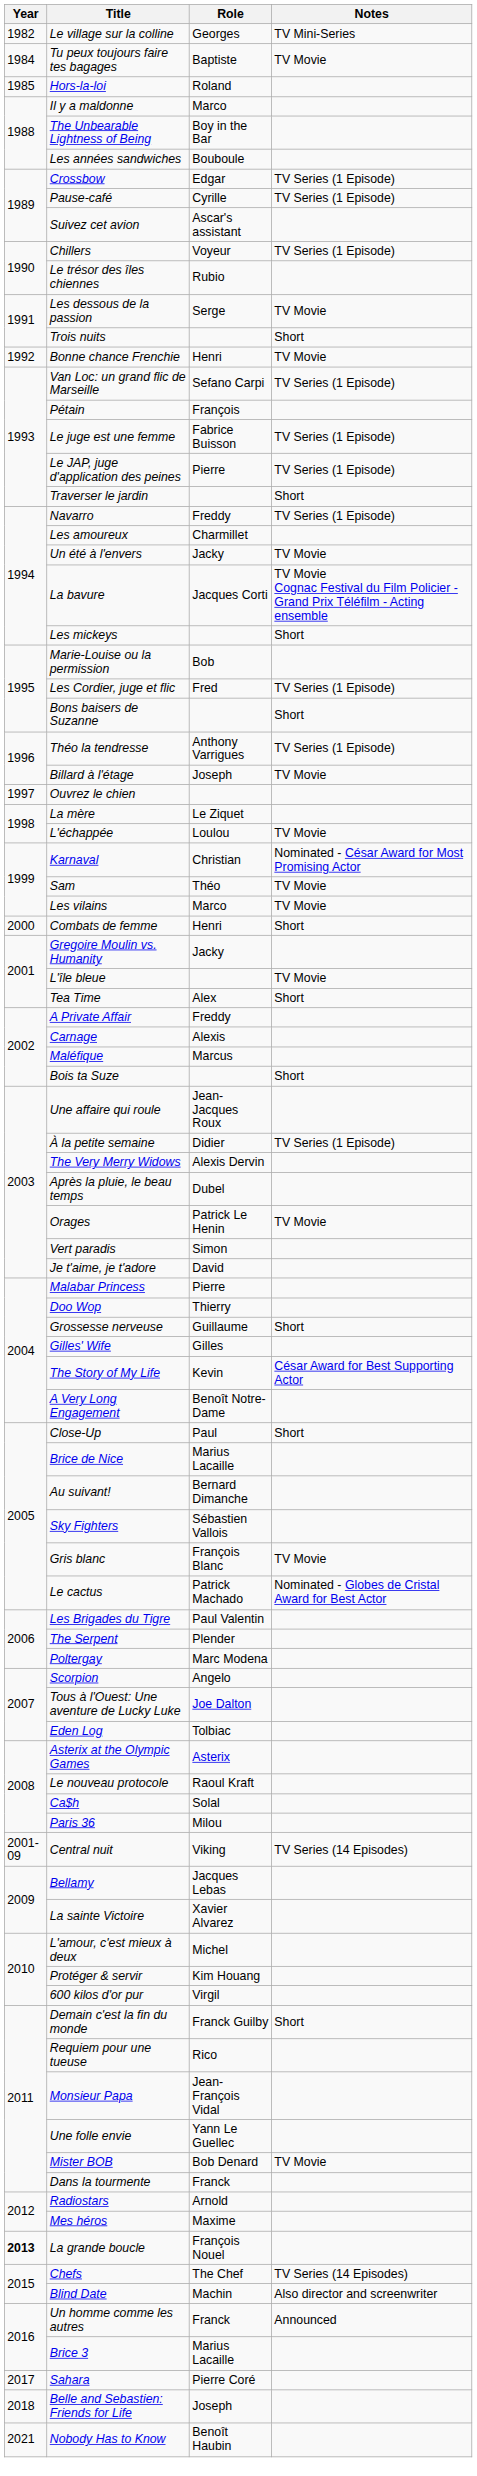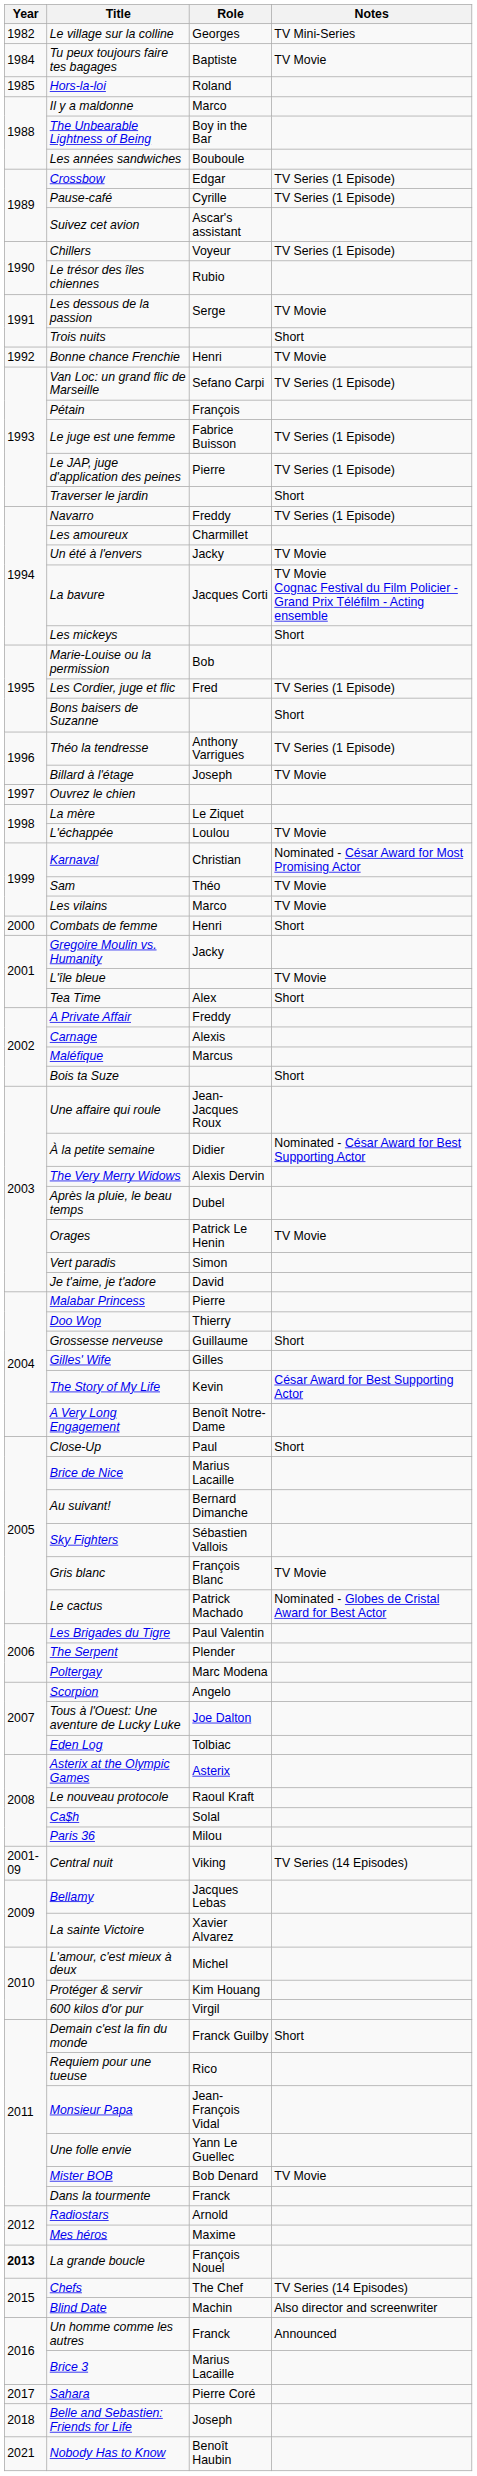(335, 1142) TV Series (1 Episode) -> (368, 1149) Nominated - César Award for Best Supporting Actor
